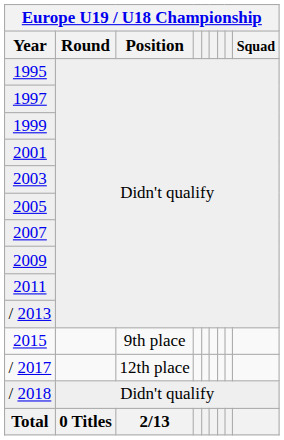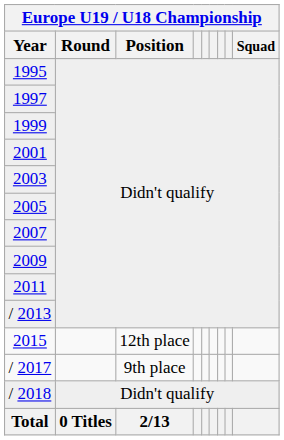(155, 340) 9th place -> (155, 340) 12th place
(155, 367) 12th place -> (155, 367) 9th place
